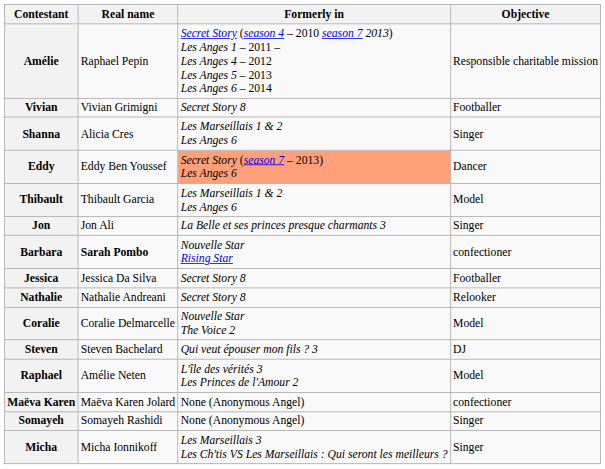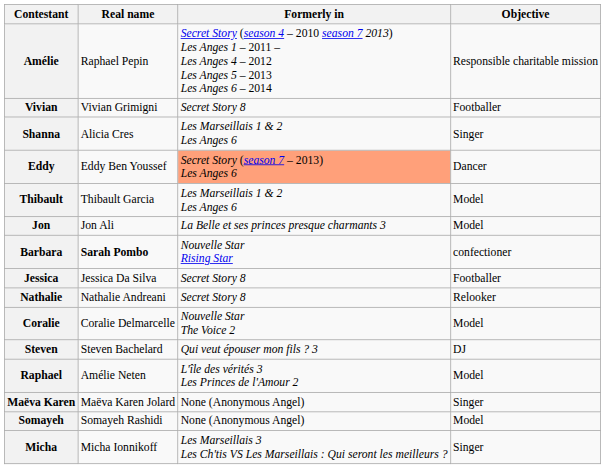(468, 226) Singer -> (468, 226) Model
(482, 402) confectioner -> (468, 402) Singer
(468, 421) Singer -> (468, 421) Model
